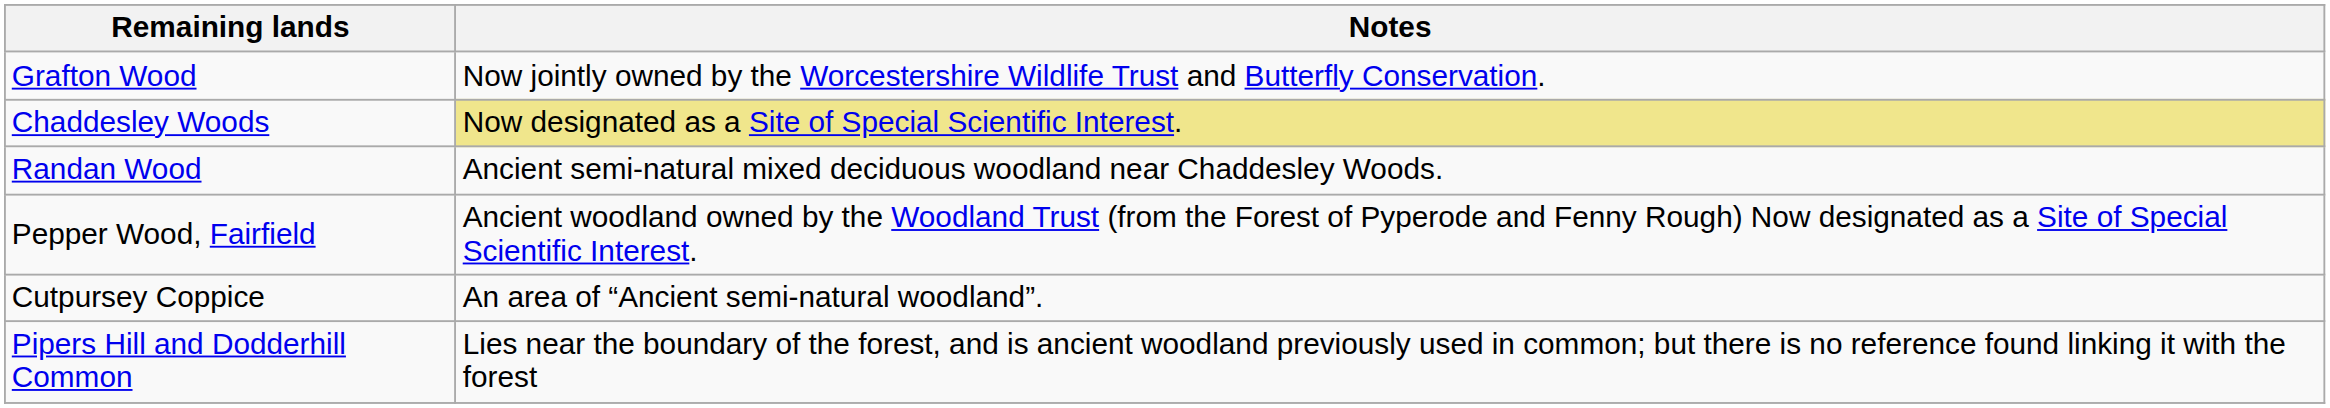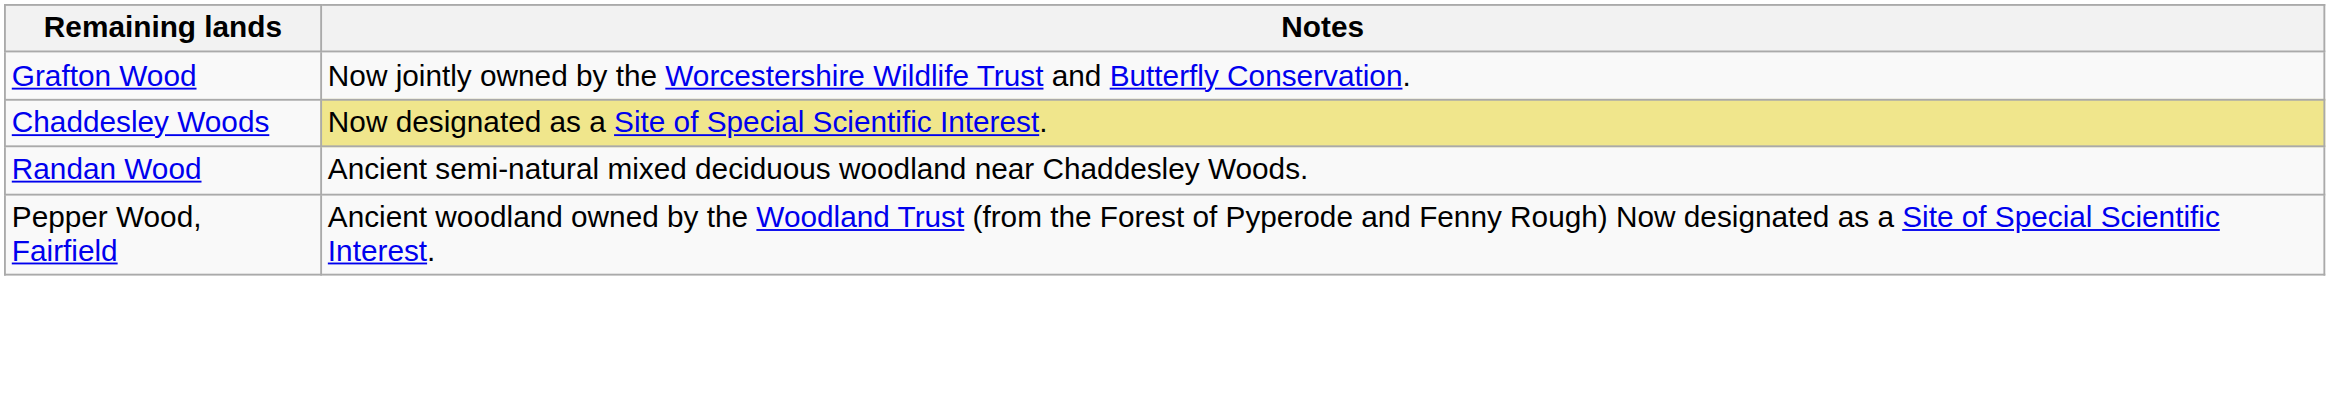- row: (138, 297)
- row: (179, 361)
